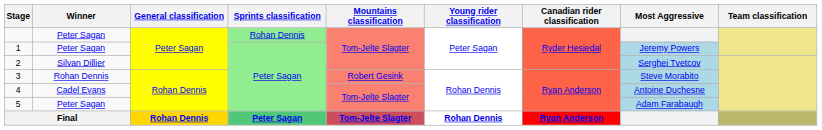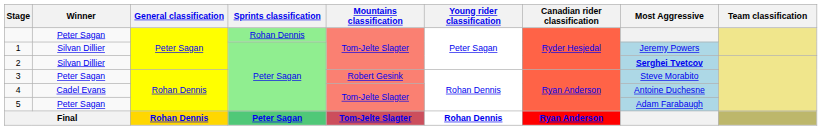(81, 49) Peter Sagan -> (81, 49) Silvan Dillier
(669, 63) normal -> (669, 63) bold
(81, 77) Rohan Dennis -> (81, 77) Peter Sagan
